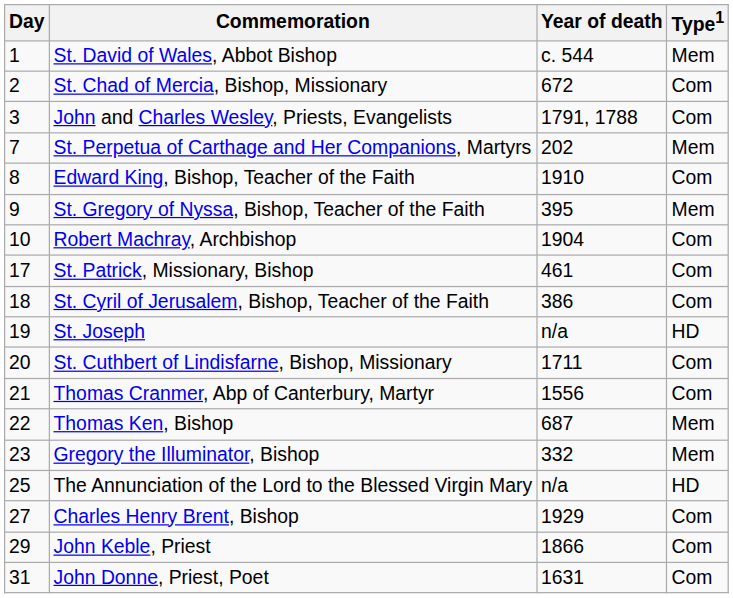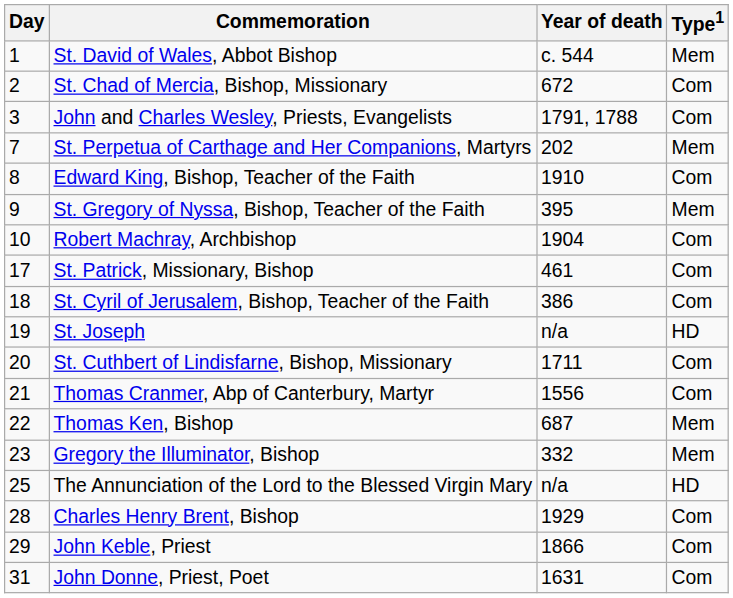(20, 516) 27 -> (20, 516) 28
